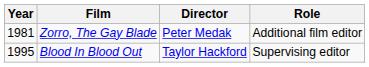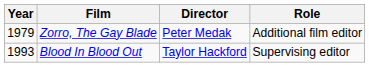(21, 33) 1981 -> (21, 33) 1979
(21, 52) 1995 -> (21, 52) 1993
